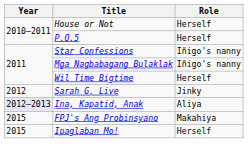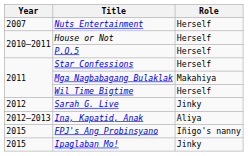+ row: (99, 24)
(209, 51) Iñigo's nanny -> (194, 64) Herself
(209, 64) Iñigo's nanny -> (197, 78) Makahiya
(28, 104) lavender background -> (28, 118) no background
(197, 118) Makahiya -> (209, 131) Iñigo's nanny
(194, 131) Herself -> (189, 144) Jinky
